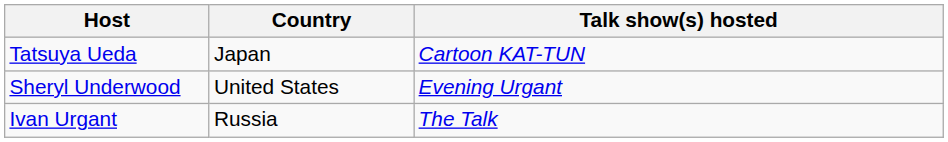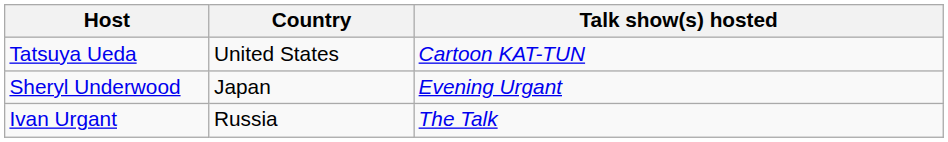(242, 53) Japan -> (276, 53) United States
(276, 86) United States -> (242, 86) Japan
